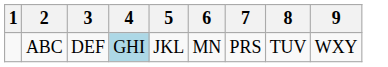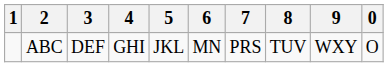+ column: (372, 18)
(129, 47) lightblue background -> (129, 47) no background
